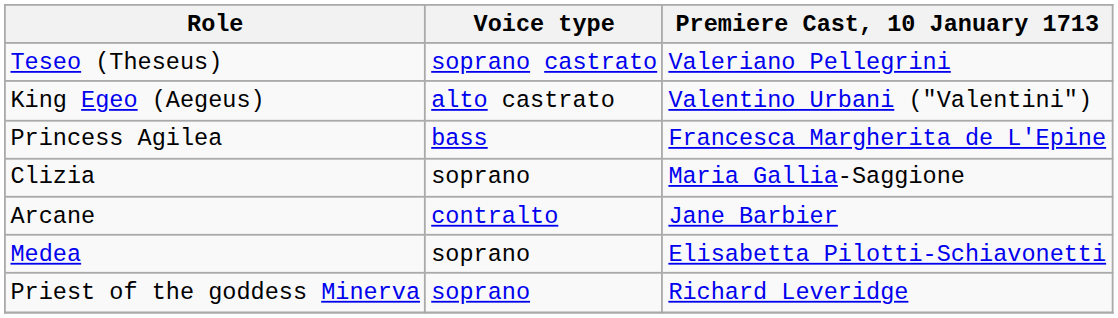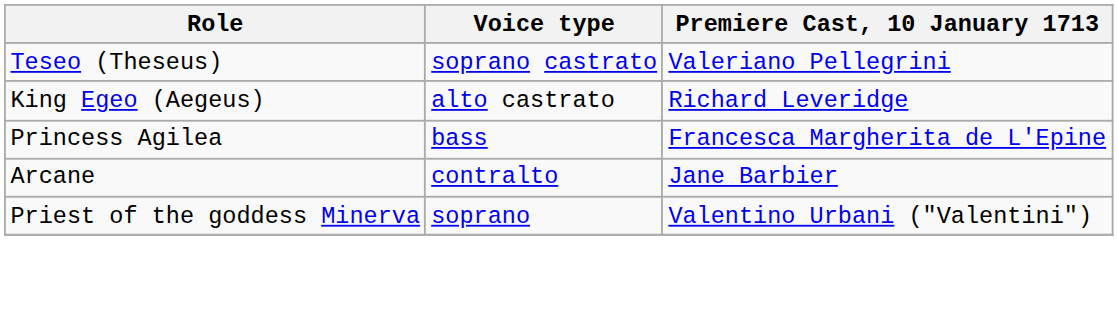(880, 101) Valentino Urbani ("Valentini") -> (788, 101) Richard Leveridge
- row: (53, 177)
- row: (46, 254)
(788, 293) Richard Leveridge -> (880, 216) Valentino Urbani ("Valentini")
